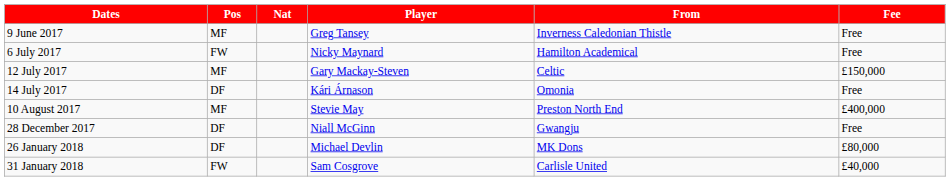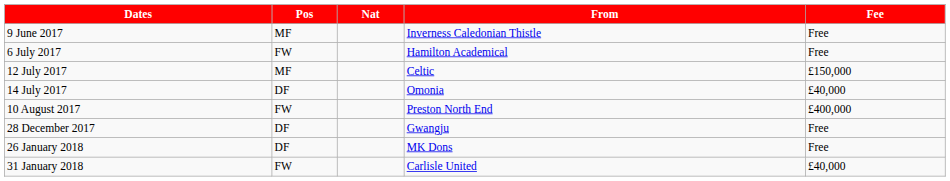- column: (421, 14)
(852, 90) Free -> (827, 90) £40,000
(219, 109) MF -> (283, 109) FW
(860, 147) £80,000 -> (818, 147) Free
